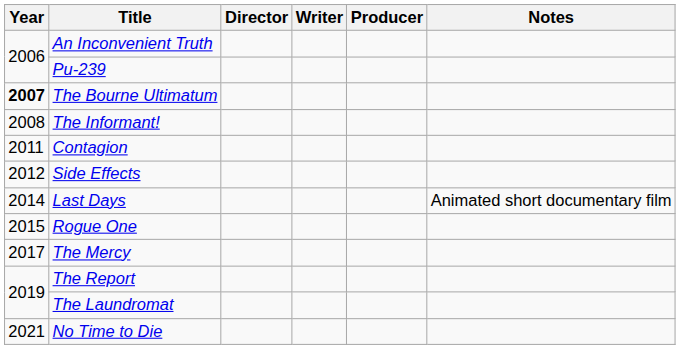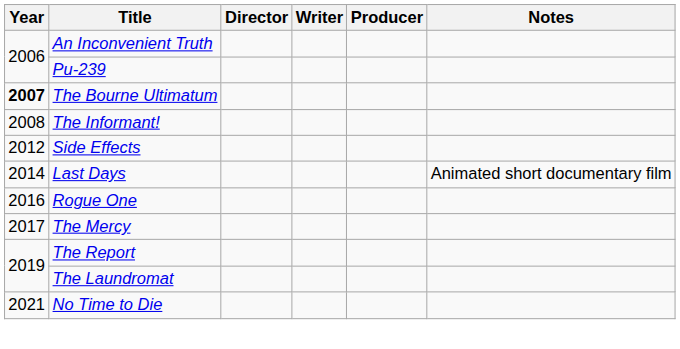- row: (90, 148)
(27, 226) 2015 -> (27, 200) 2016
